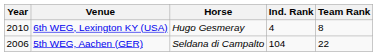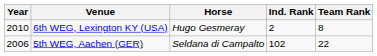(272, 28) 4 -> (272, 28) 2
(277, 43) 104 -> (277, 43) 102
